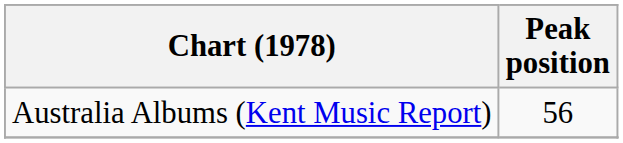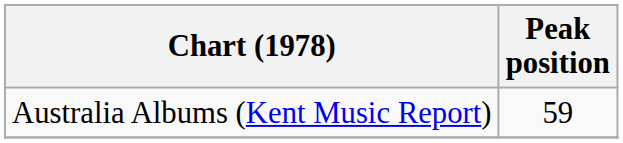(558, 112) 56 -> (558, 112) 59
